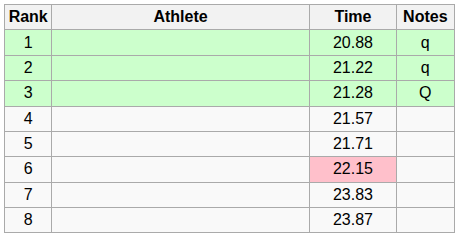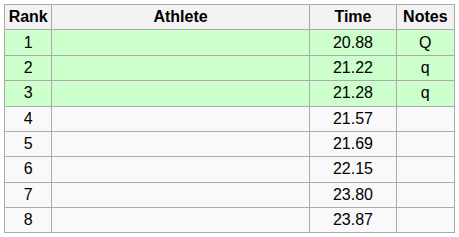(425, 42) q -> (425, 42) Q
(425, 93) Q -> (425, 93) q
(353, 144) 21.71 -> (353, 144) 21.69
(353, 169) pink background -> (353, 169) no background
(353, 194) 23.83 -> (353, 194) 23.80
